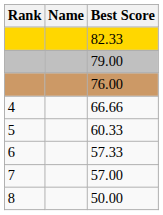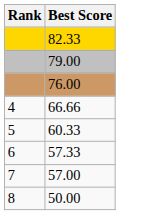- column: (66, 15)
